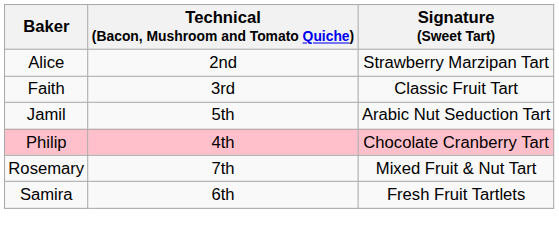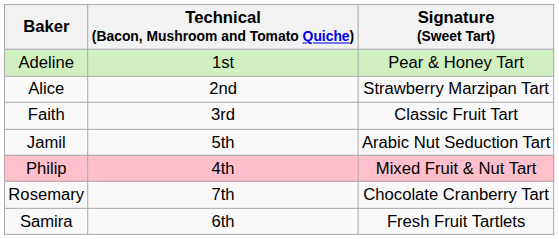+ row: (46, 62)
(456, 141) Chocolate Cranberry Tart -> (456, 168) Mixed Fruit & Nut Tart
(456, 168) Mixed Fruit & Nut Tart -> (456, 194) Chocolate Cranberry Tart
